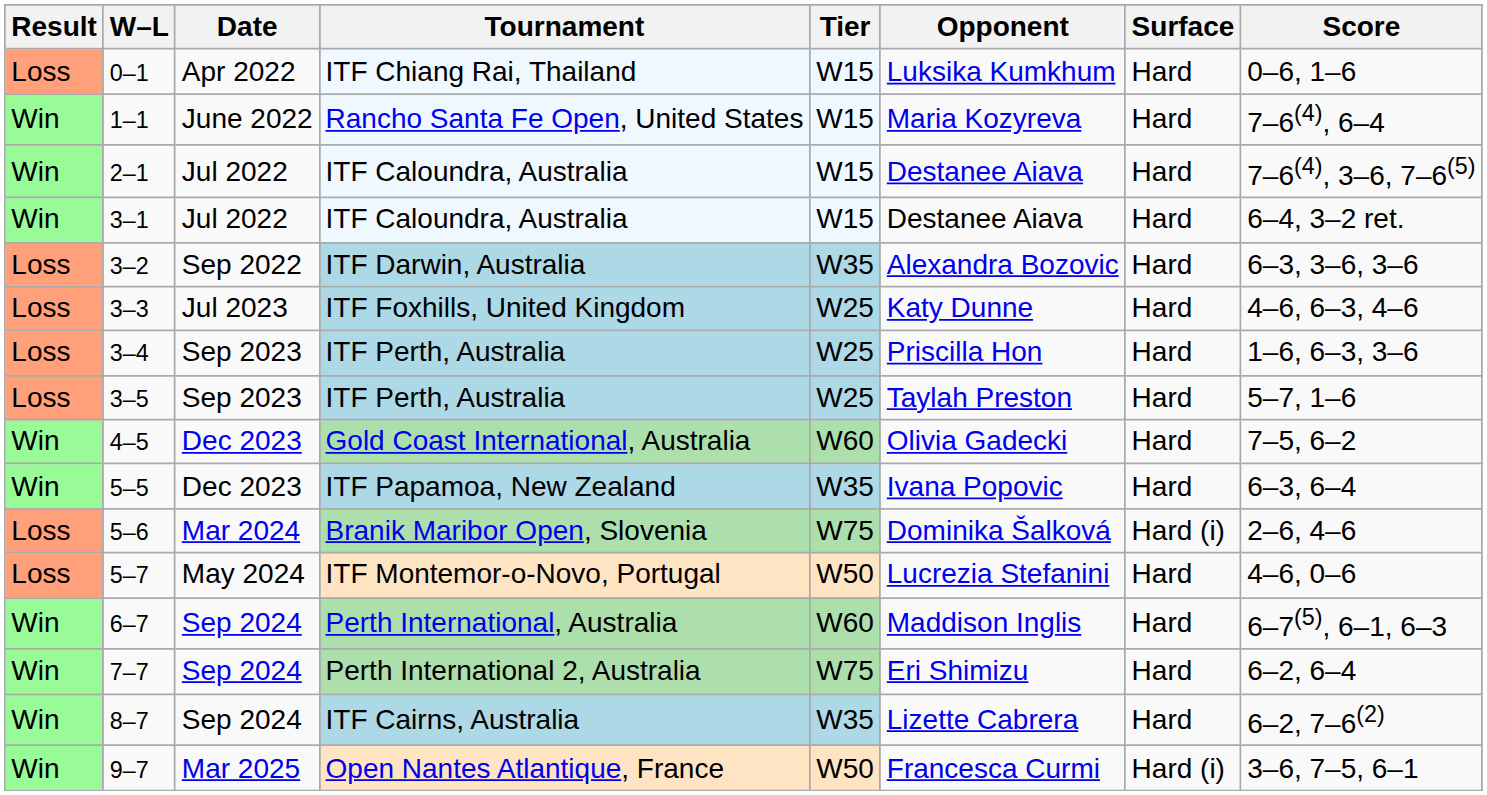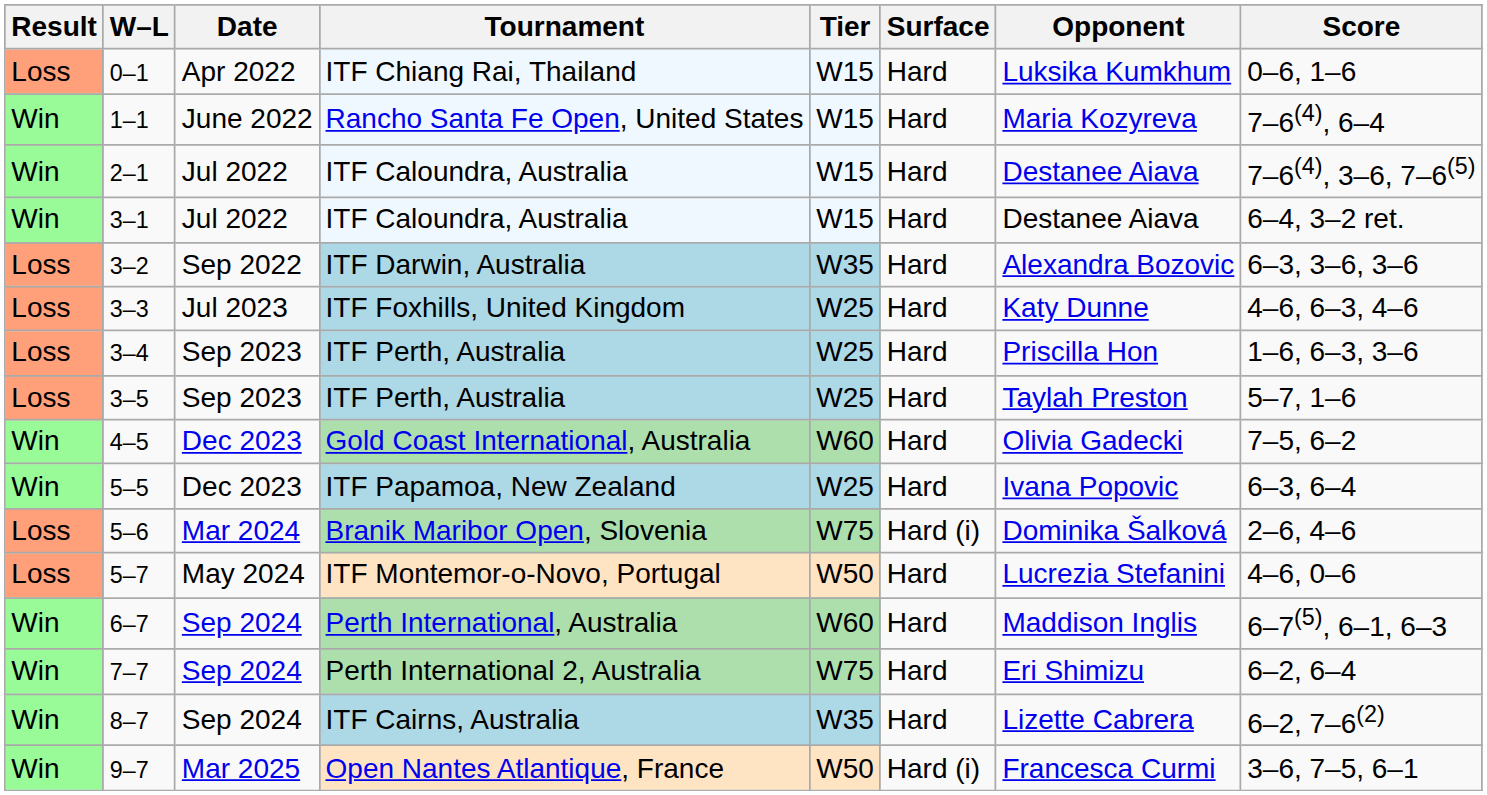columns swapped: (1183, 26) <-> (1003, 26)
(845, 485) W35 -> (845, 485) W25
